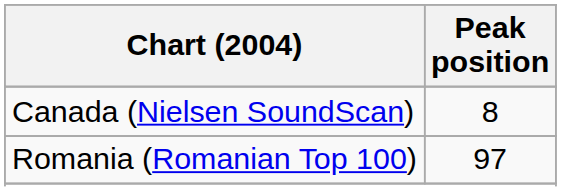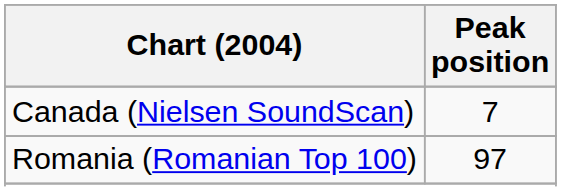(490, 111) 8 -> (490, 111) 7
